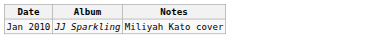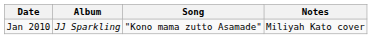+ column: (193, 12)
